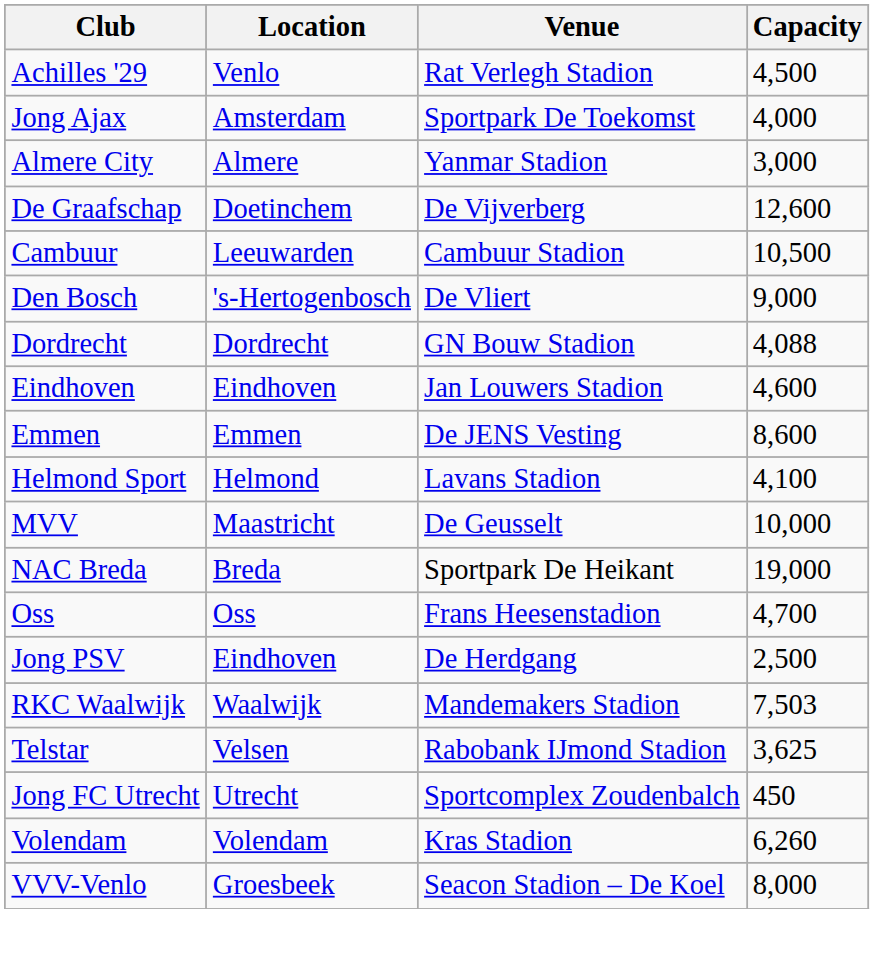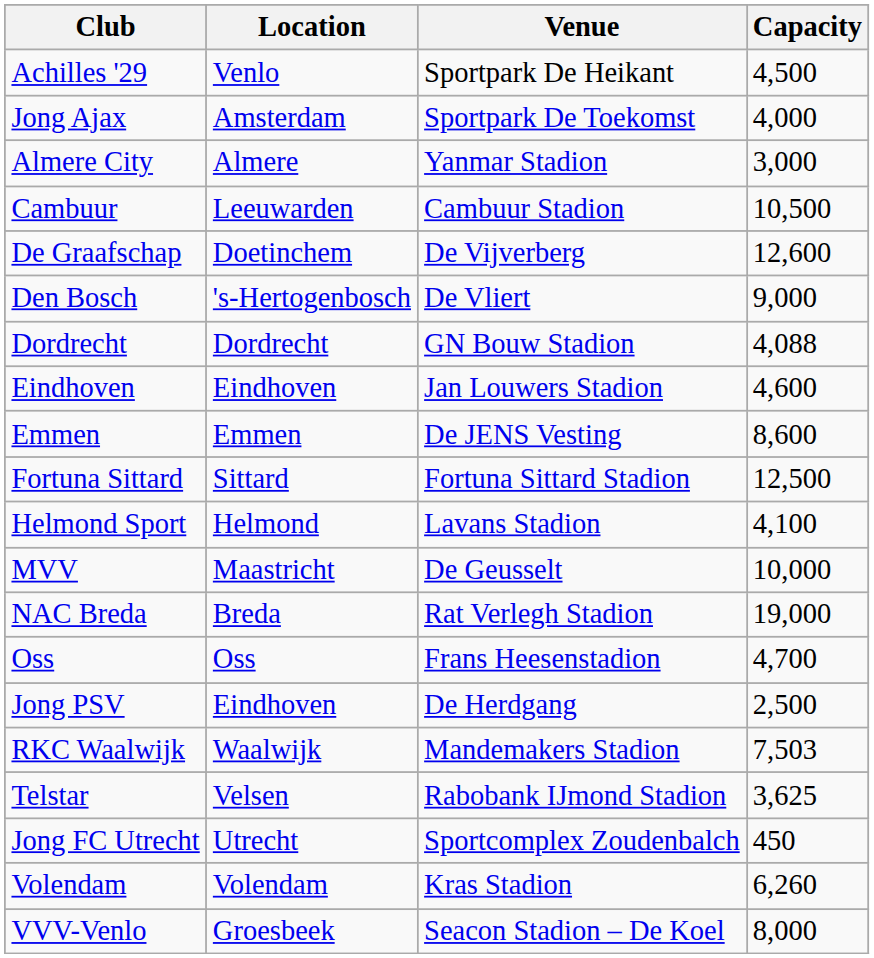(539, 72) Rat Verlegh Stadion -> (549, 72) Sportpark De Heikant
rows swapped: (64, 252) <-> (96, 207)
+ row: (97, 478)
(549, 569) Sportpark De Heikant -> (539, 614) Rat Verlegh Stadion
